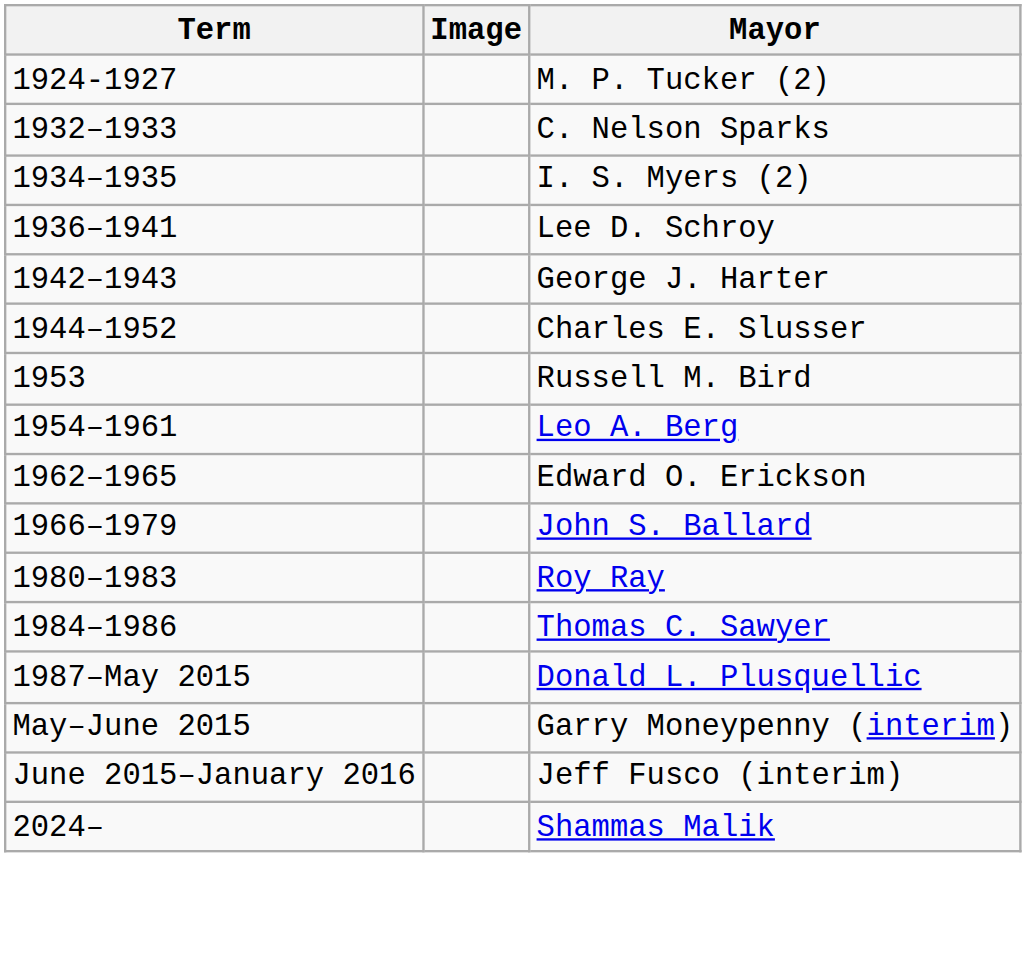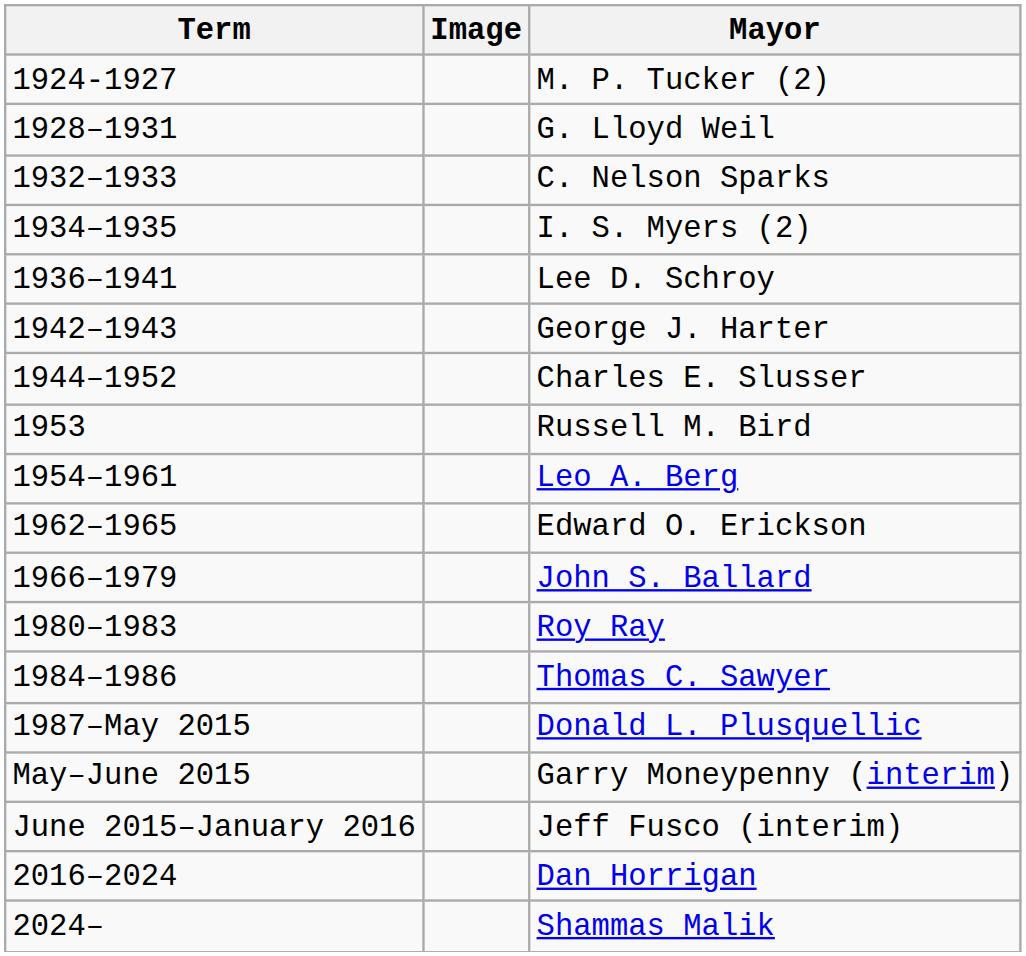+ row: (656, 130)
+ row: (647, 877)
